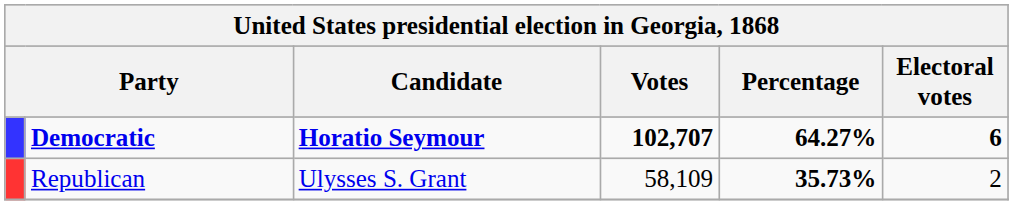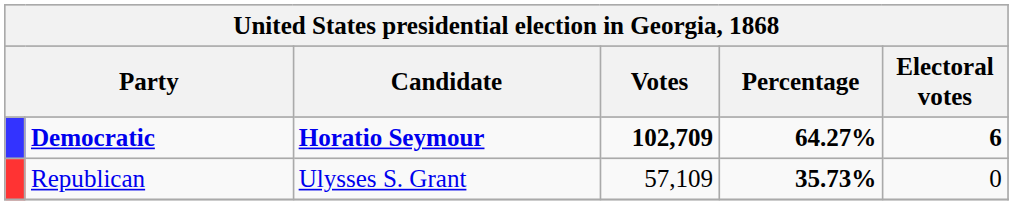(672, 137) 102,707 -> (672, 137) 102,709
(679, 179) 58,109 -> (679, 179) 57,109
(996, 179) 2 -> (996, 179) 0
